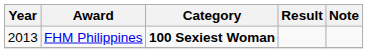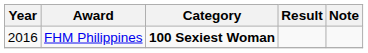(23, 37) 2013 -> (23, 37) 2016
